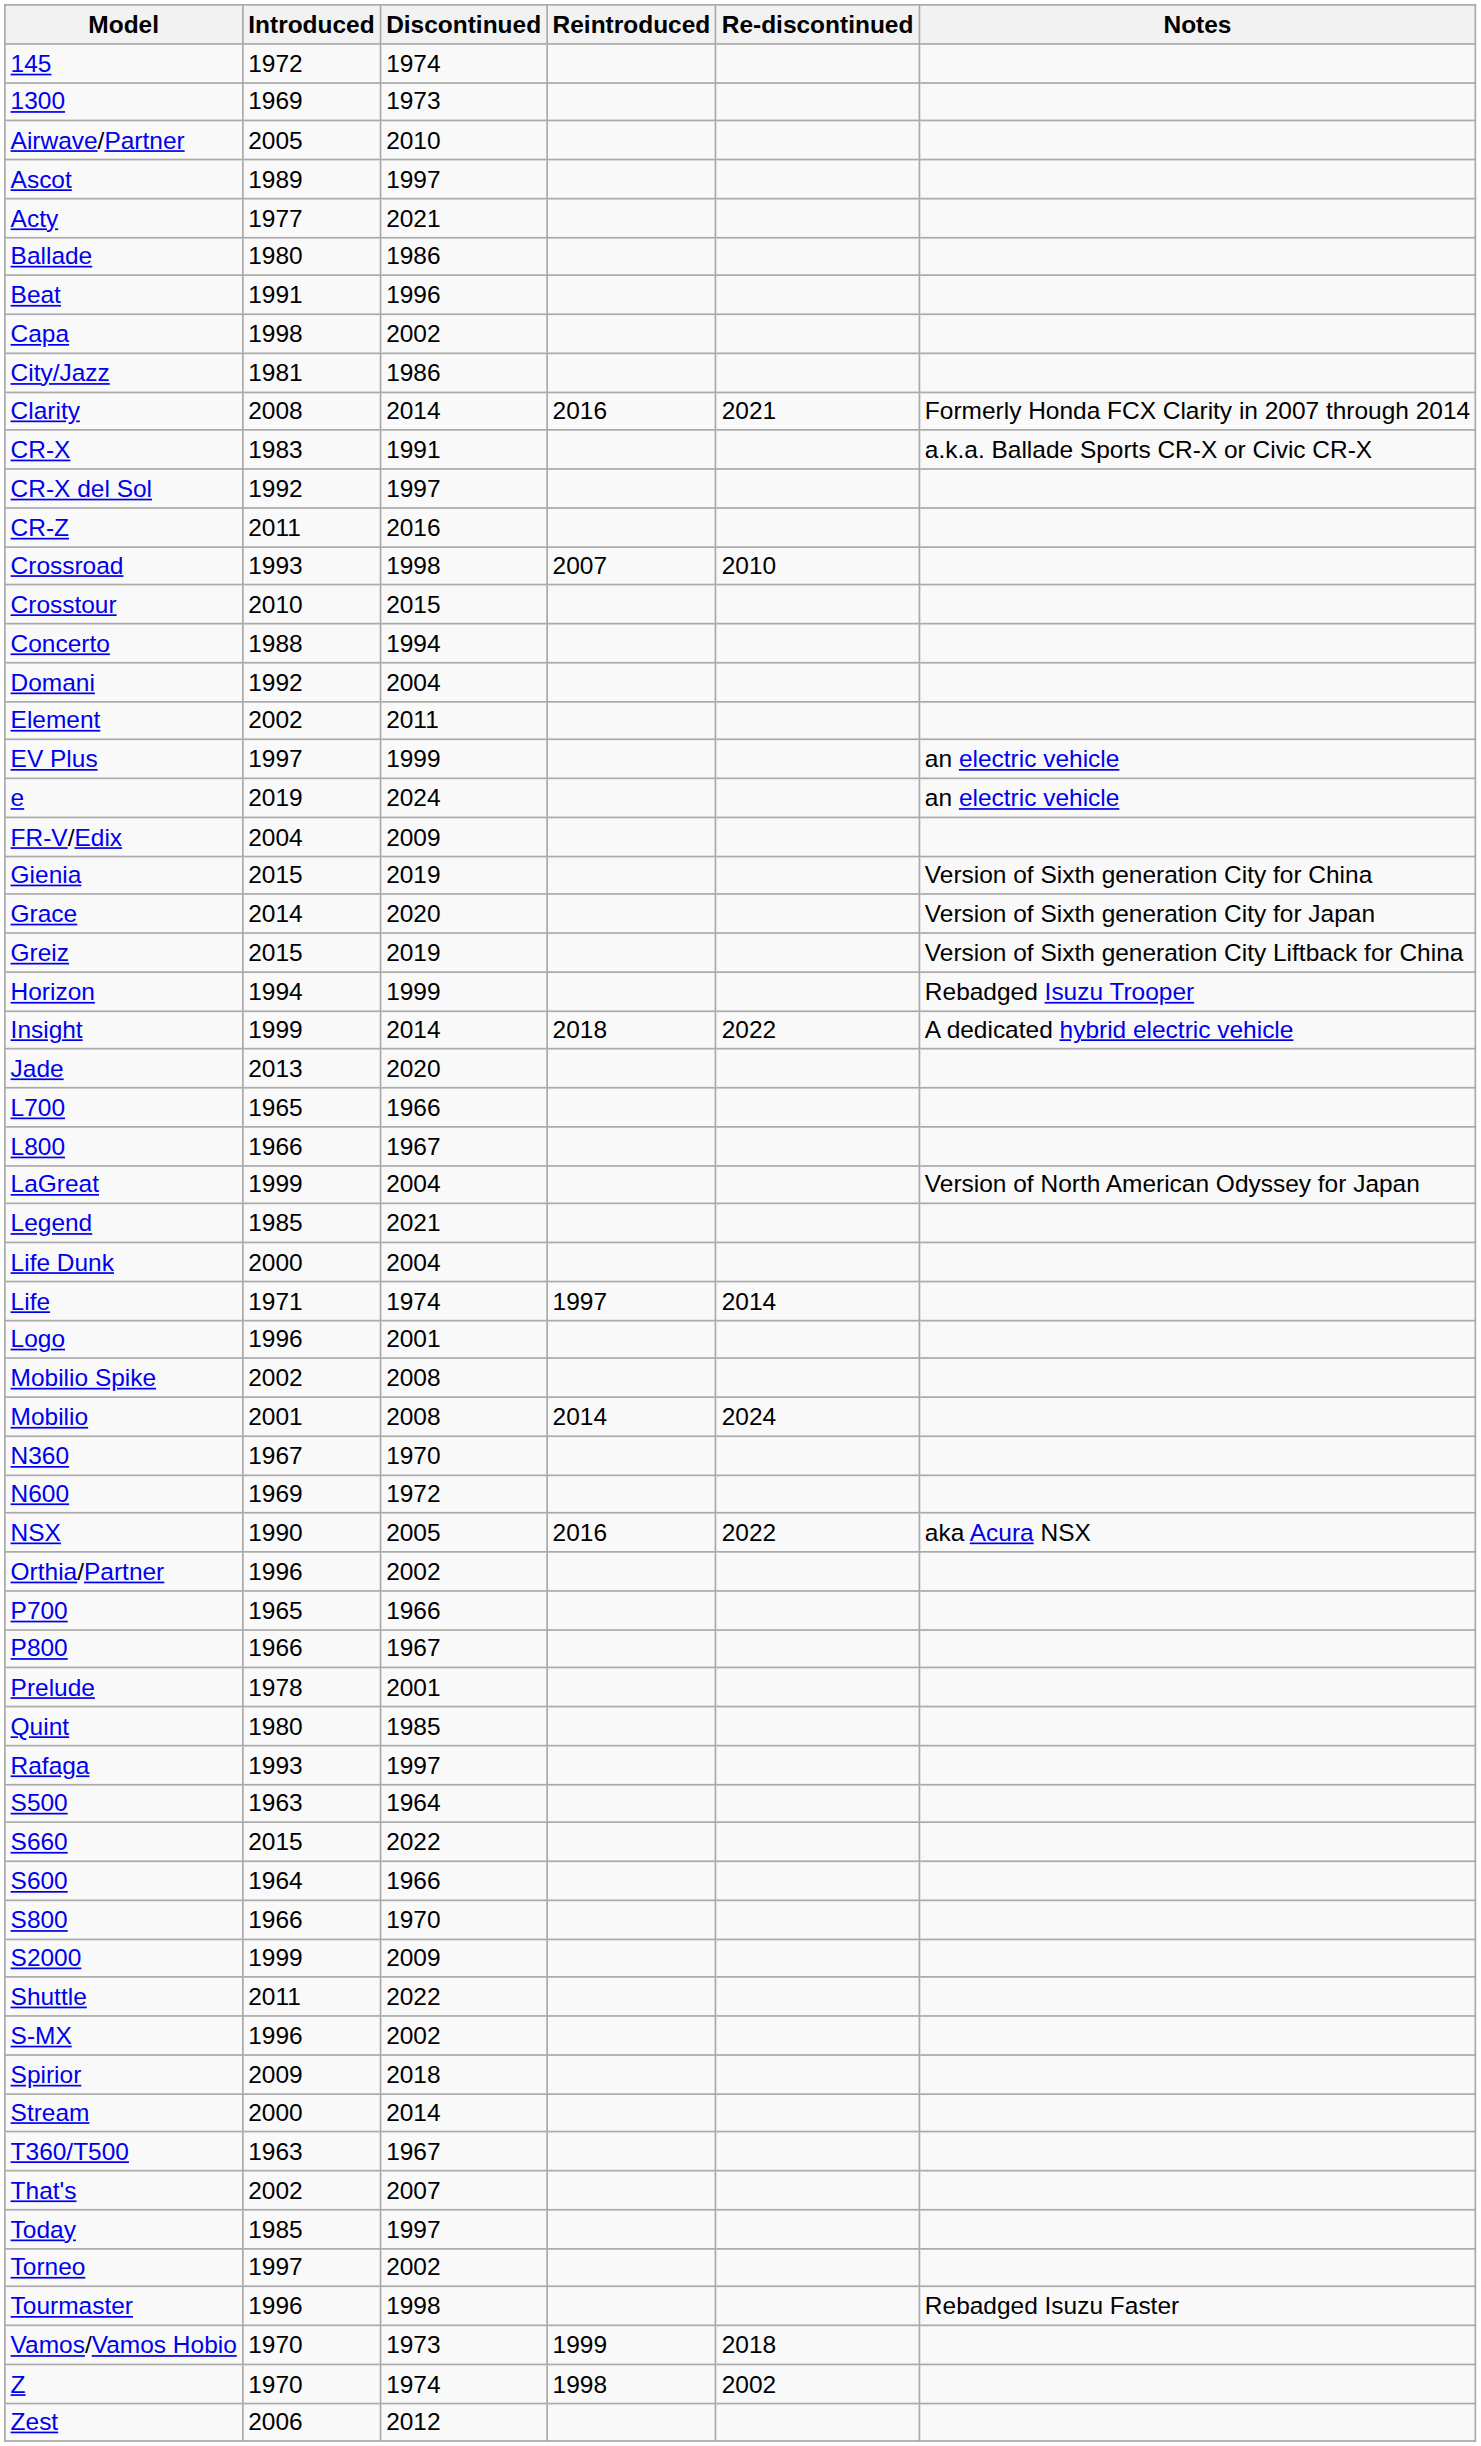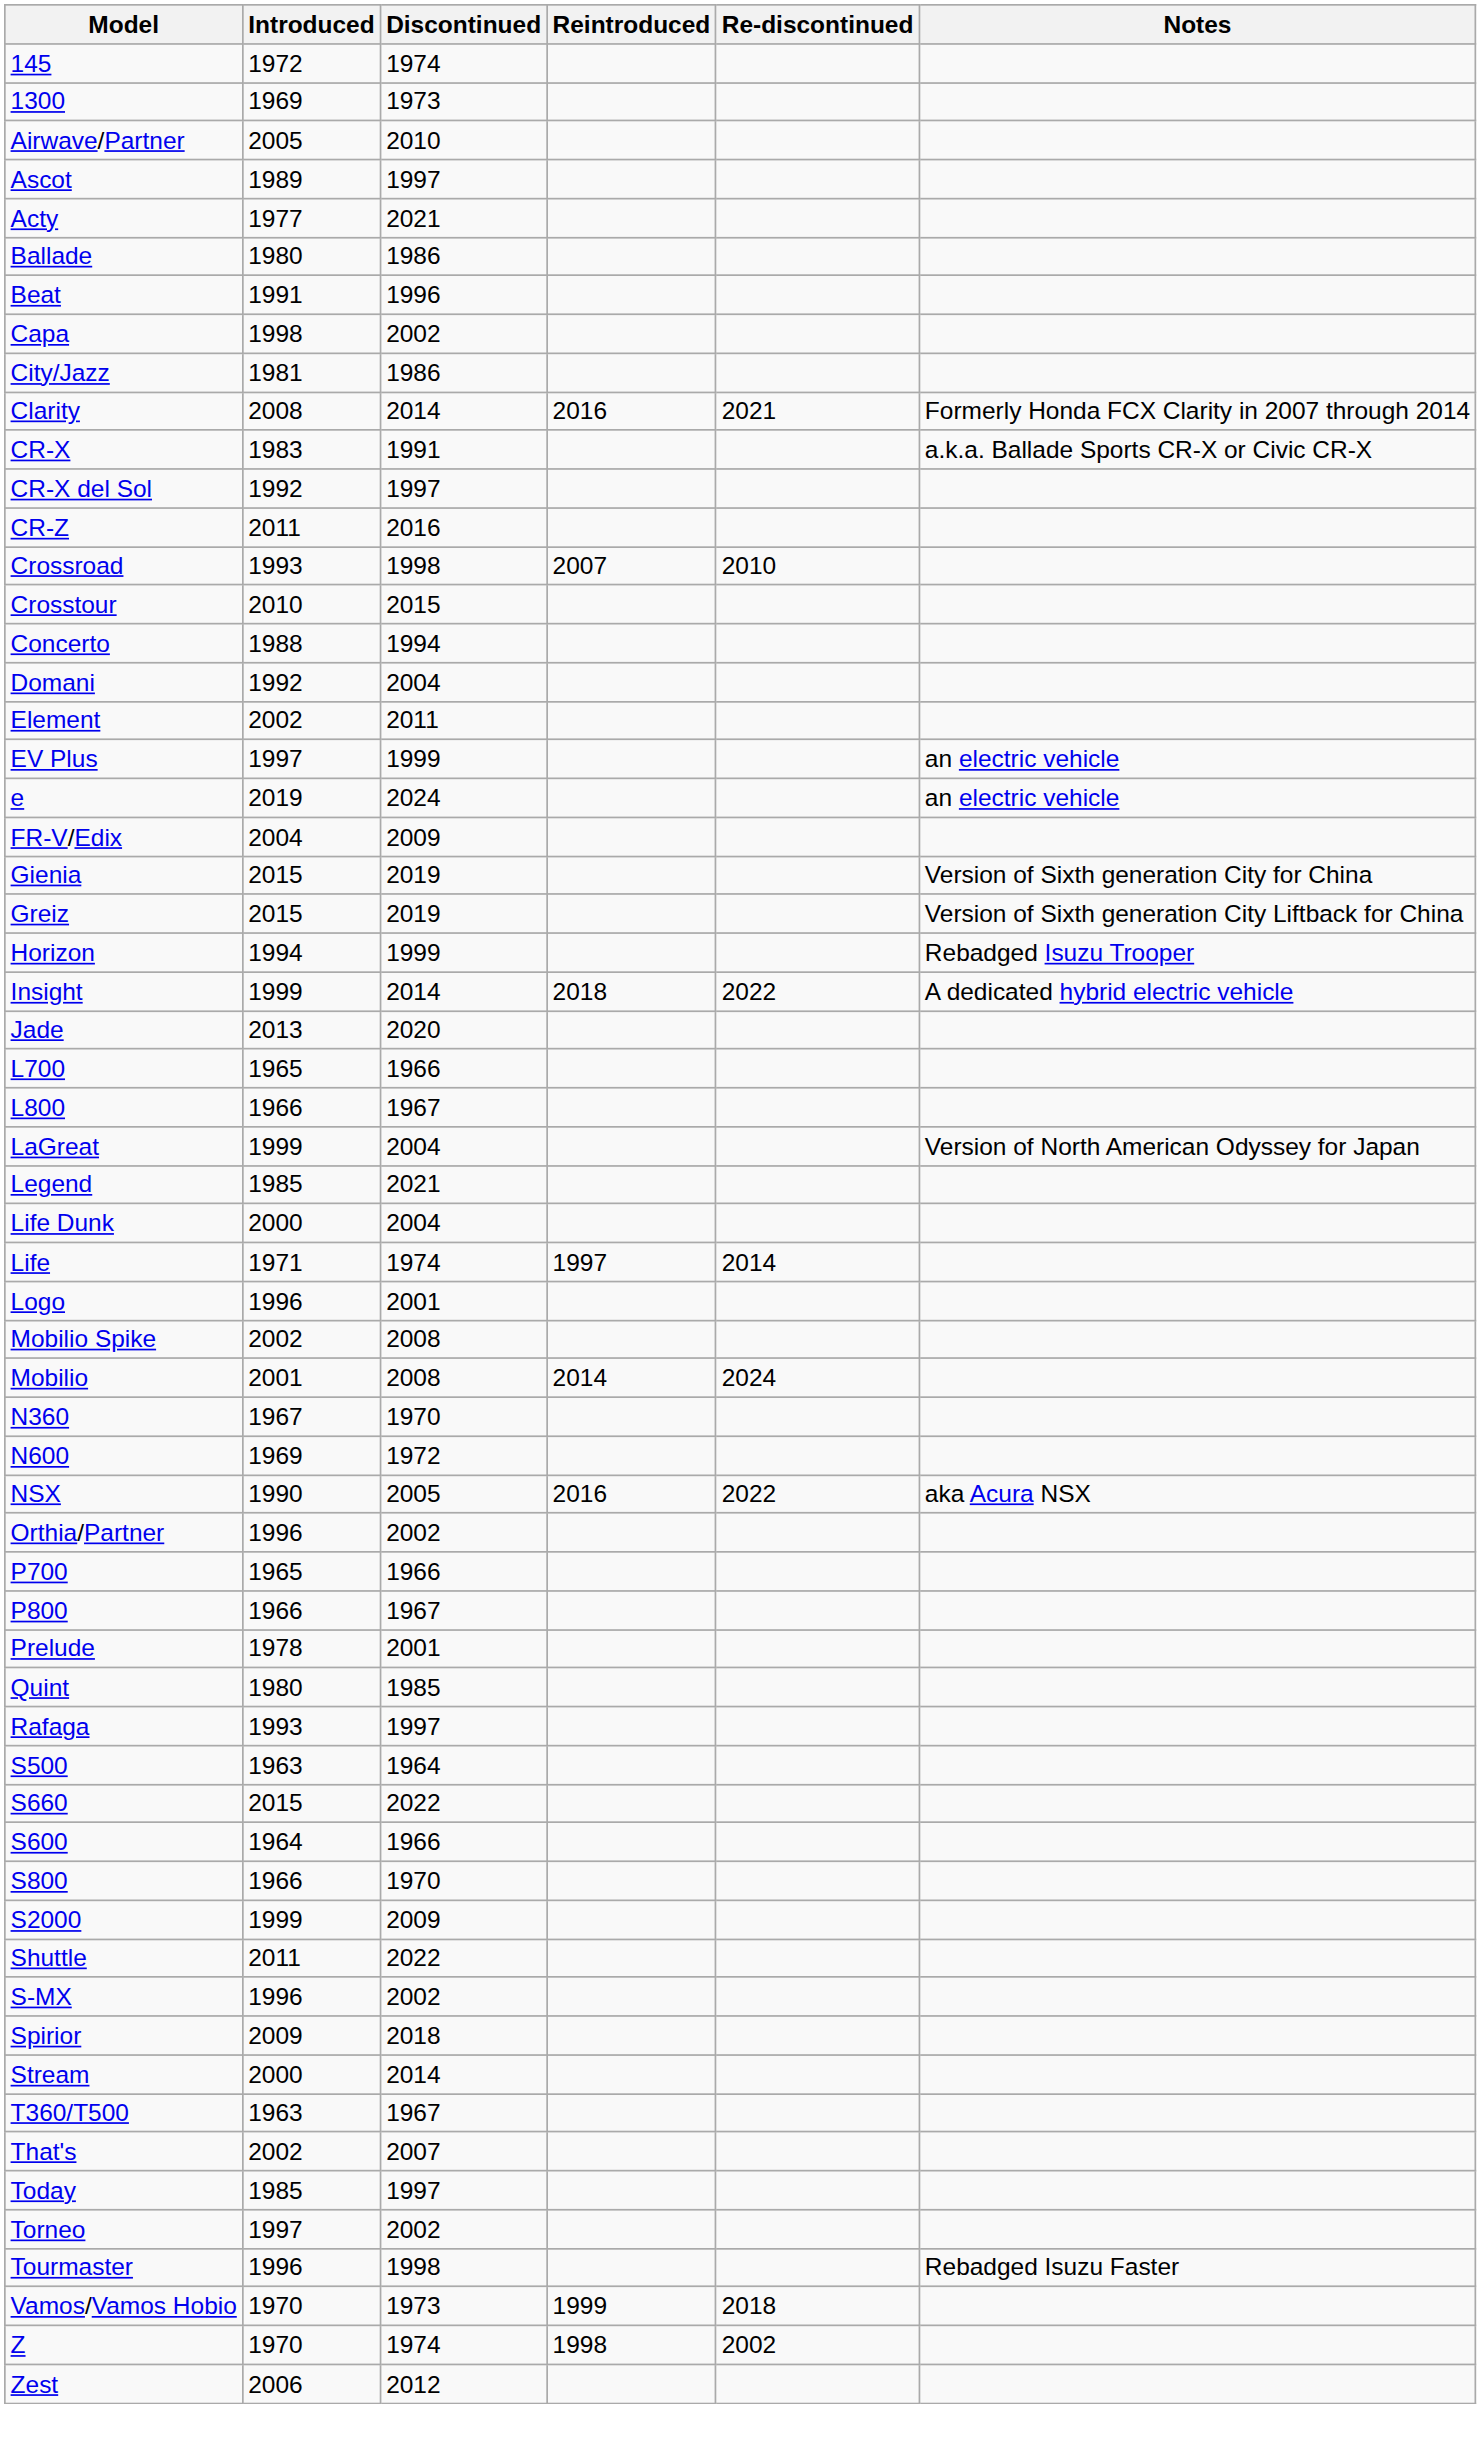- row: (44, 914)
